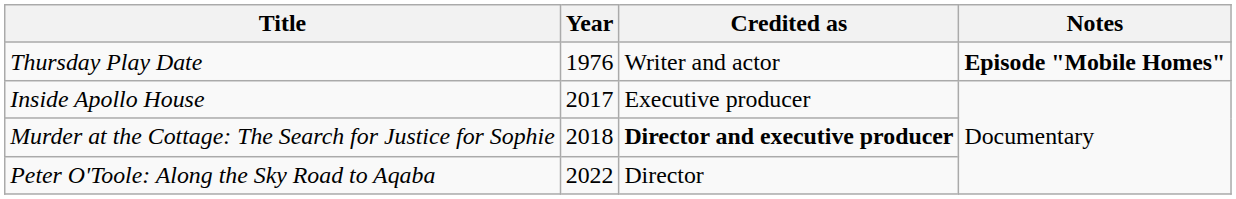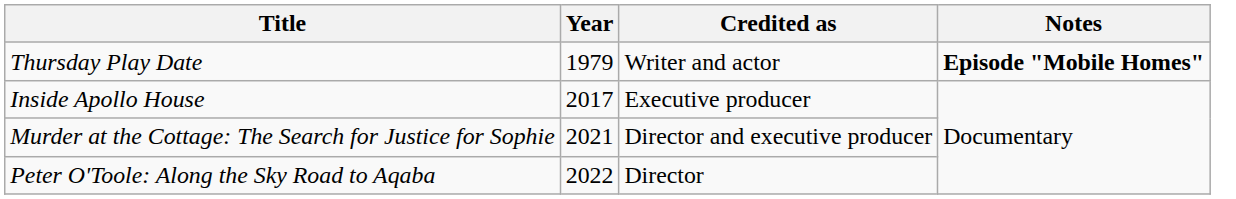(590, 61) 1976 -> (590, 61) 1979
(590, 136) 2018 -> (590, 136) 2021
(789, 136) bold -> (778, 136) normal
